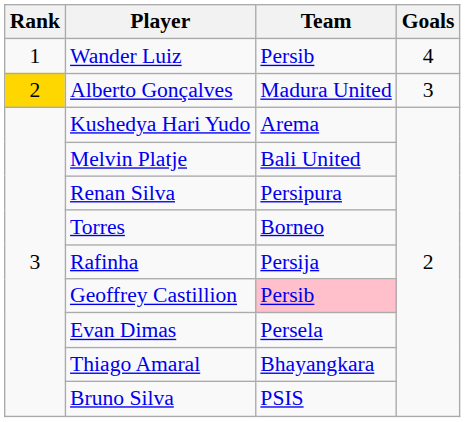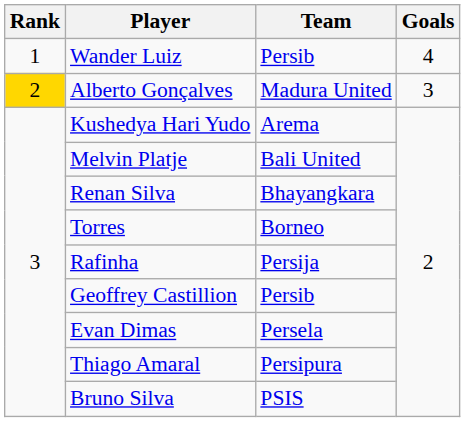(301, 192) Persipura -> (317, 192) Bhayangkara
(287, 295) pink background -> (287, 295) no background
(317, 364) Bhayangkara -> (301, 364) Persipura
